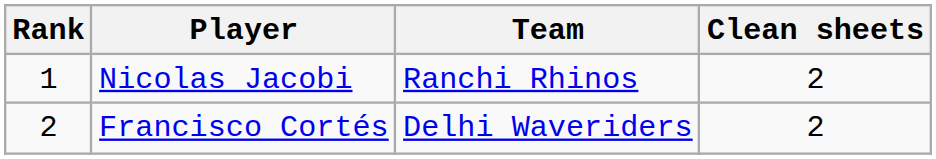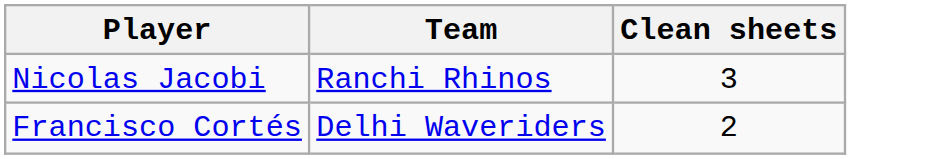- column: (49, 30)
(816, 79) 2 -> (729, 79) 3
